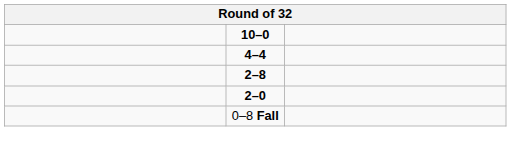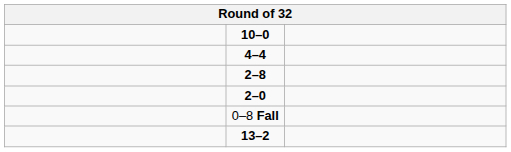+ row: (255, 136)
